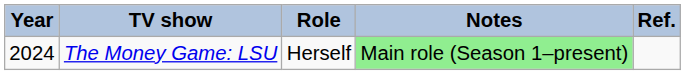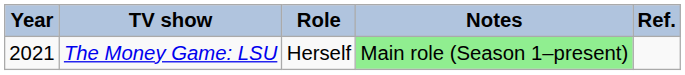(32, 52) 2024 -> (32, 52) 2021
